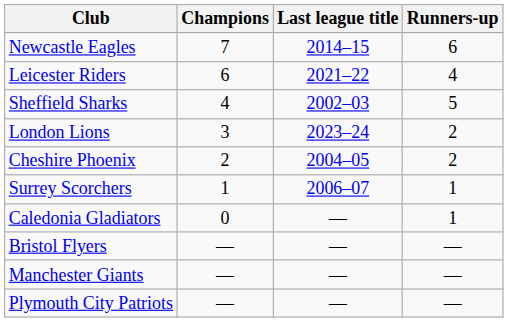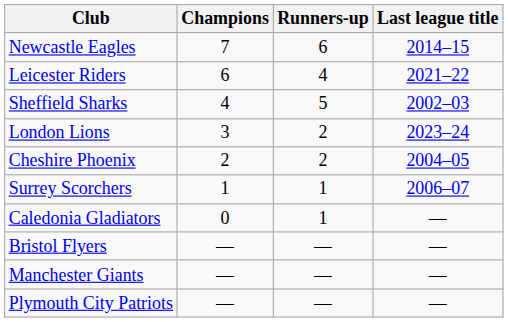columns swapped: (453, 18) <-> (338, 18)
